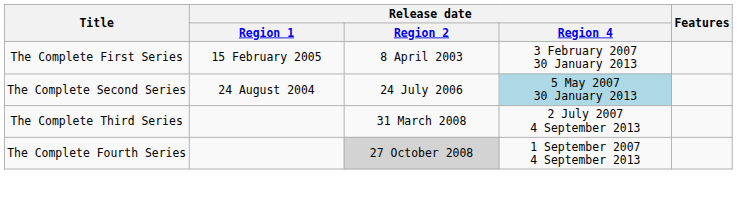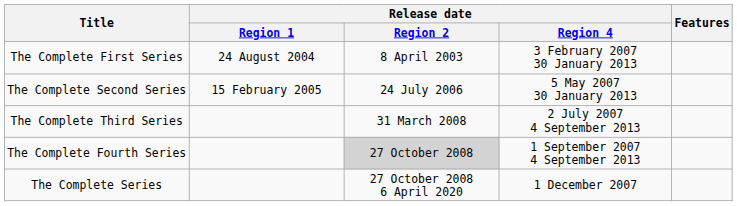(266, 58) 15 February 2005 -> (266, 58) 24 August 2004
(266, 89) 24 August 2004 -> (266, 89) 15 February 2005
(585, 89) lightblue background -> (585, 89) no background
+ row: (97, 185)
